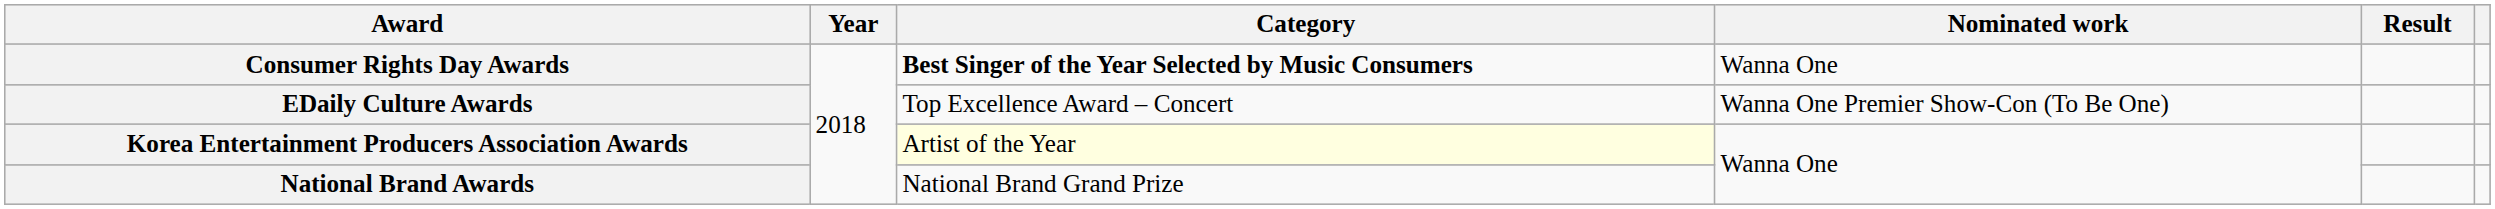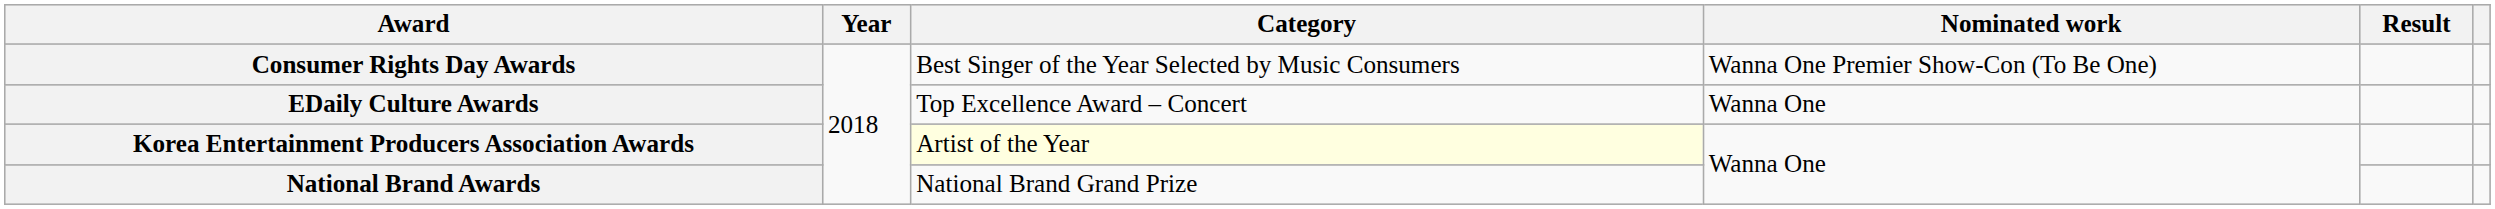(1188, 64) bold -> (1188, 64) normal
(1779, 64) Wanna One -> (1933, 64) Wanna One Premier Show-Con (To Be One)
(1945, 104) Wanna One Premier Show-Con (To Be One) -> (1767, 104) Wanna One
